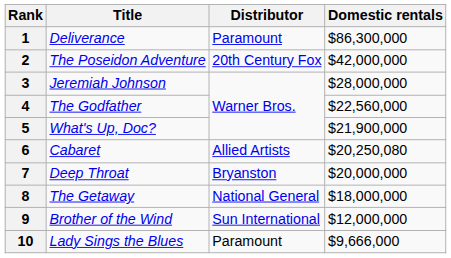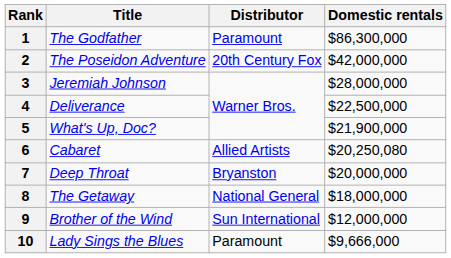(87, 38) Deliverance -> (95, 38) The Godfather
(95, 106) The Godfather -> (87, 106) Deliverance
(368, 106) $22,560,000 -> (368, 106) $22,500,000
